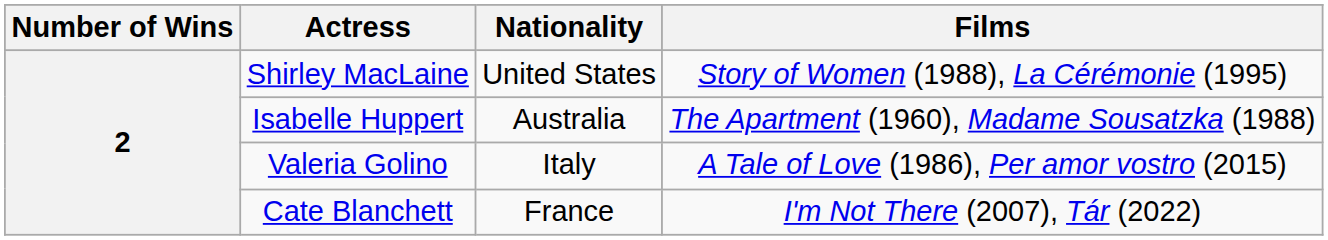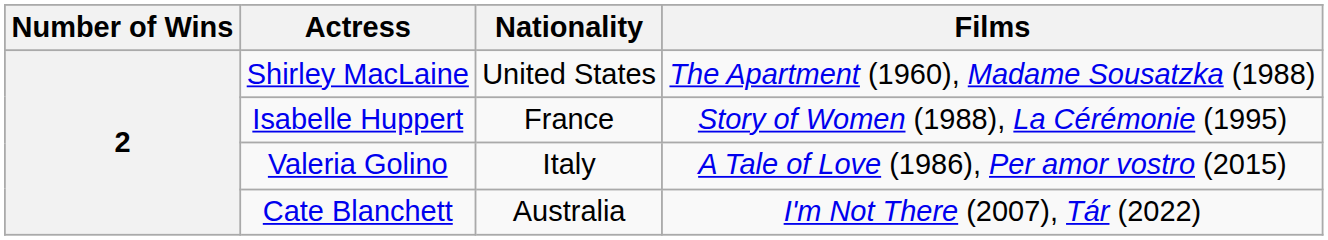(992, 73) Story of Women (1988), La Cérémonie (1995) -> (992, 73) The Apartment (1960), Madame Sousatzka (1988)
(569, 119) Australia -> (569, 119) France
(992, 119) The Apartment (1960), Madame Sousatzka (1988) -> (992, 119) Story of Women (1988), La Cérémonie (1995)
(569, 211) France -> (569, 211) Australia
